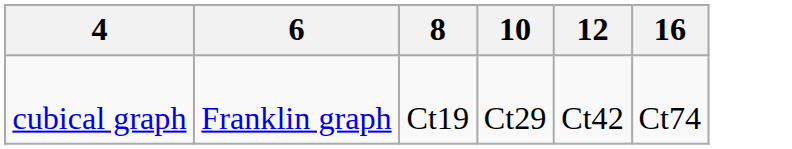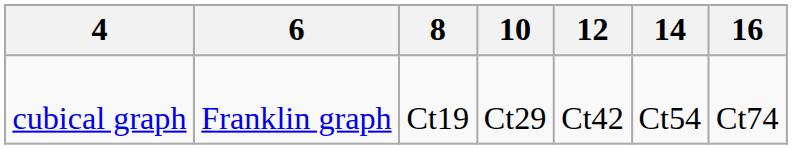+ column: (670, 30)
